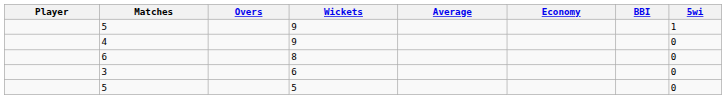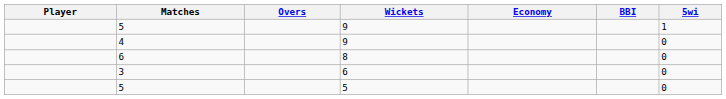- column: (452, 12)
